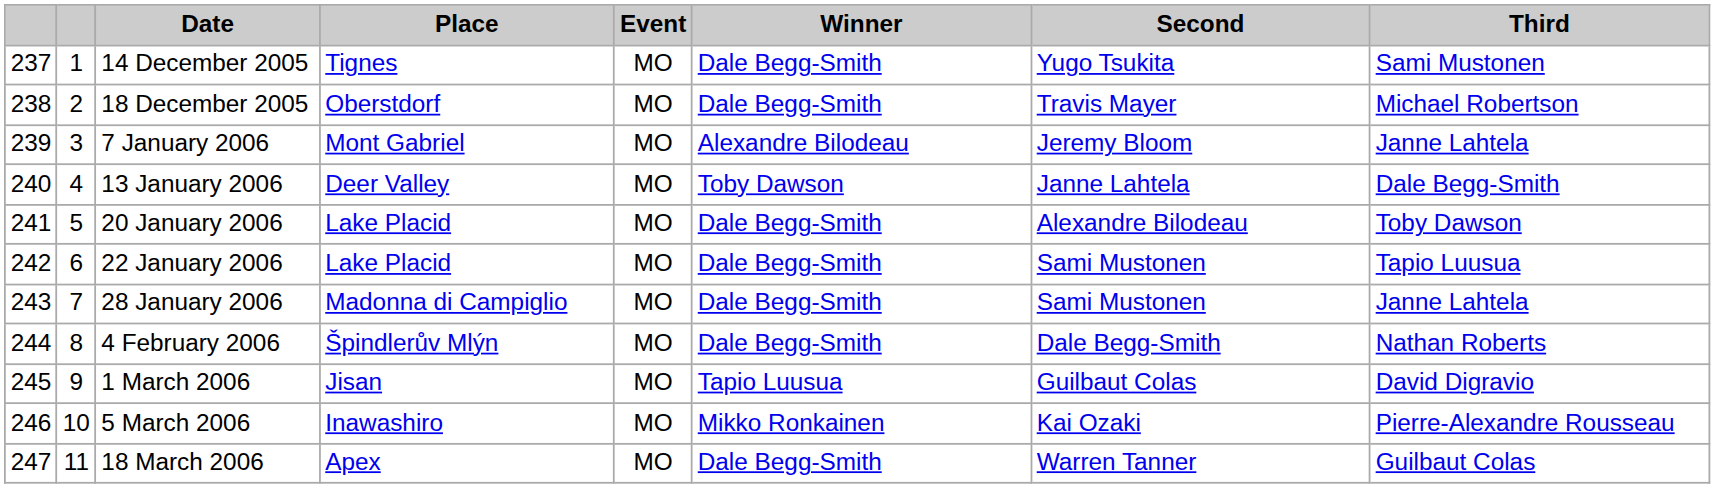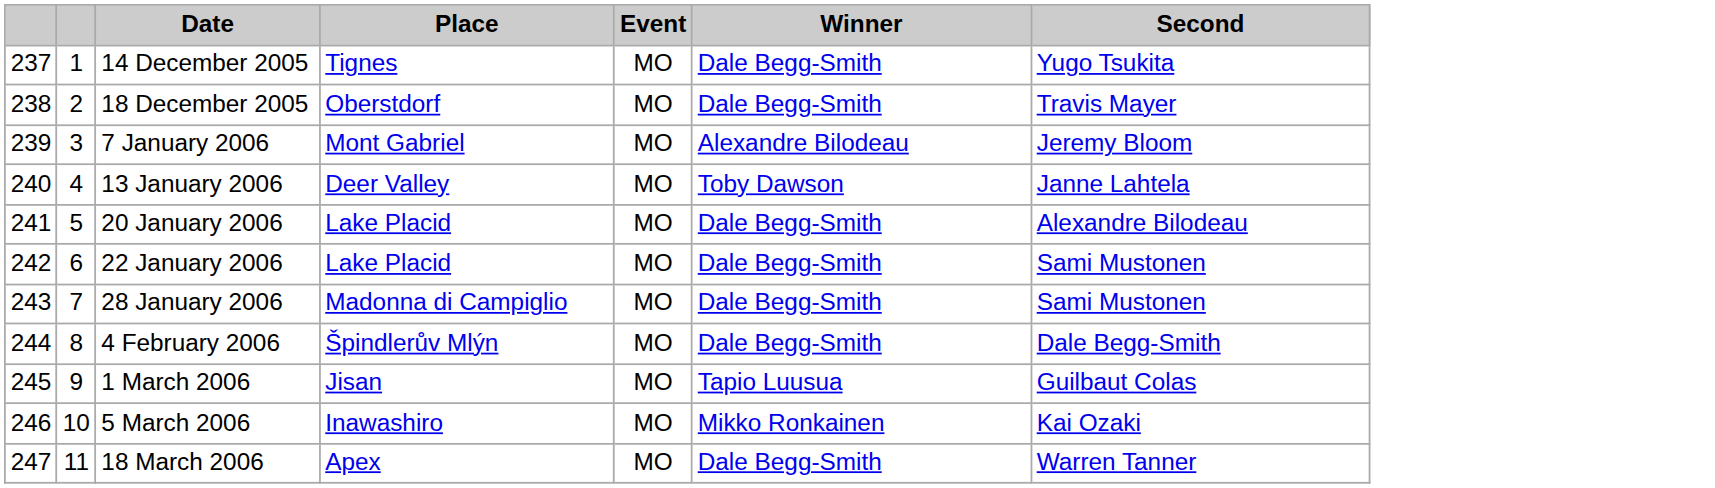- column: (1539, 24)
